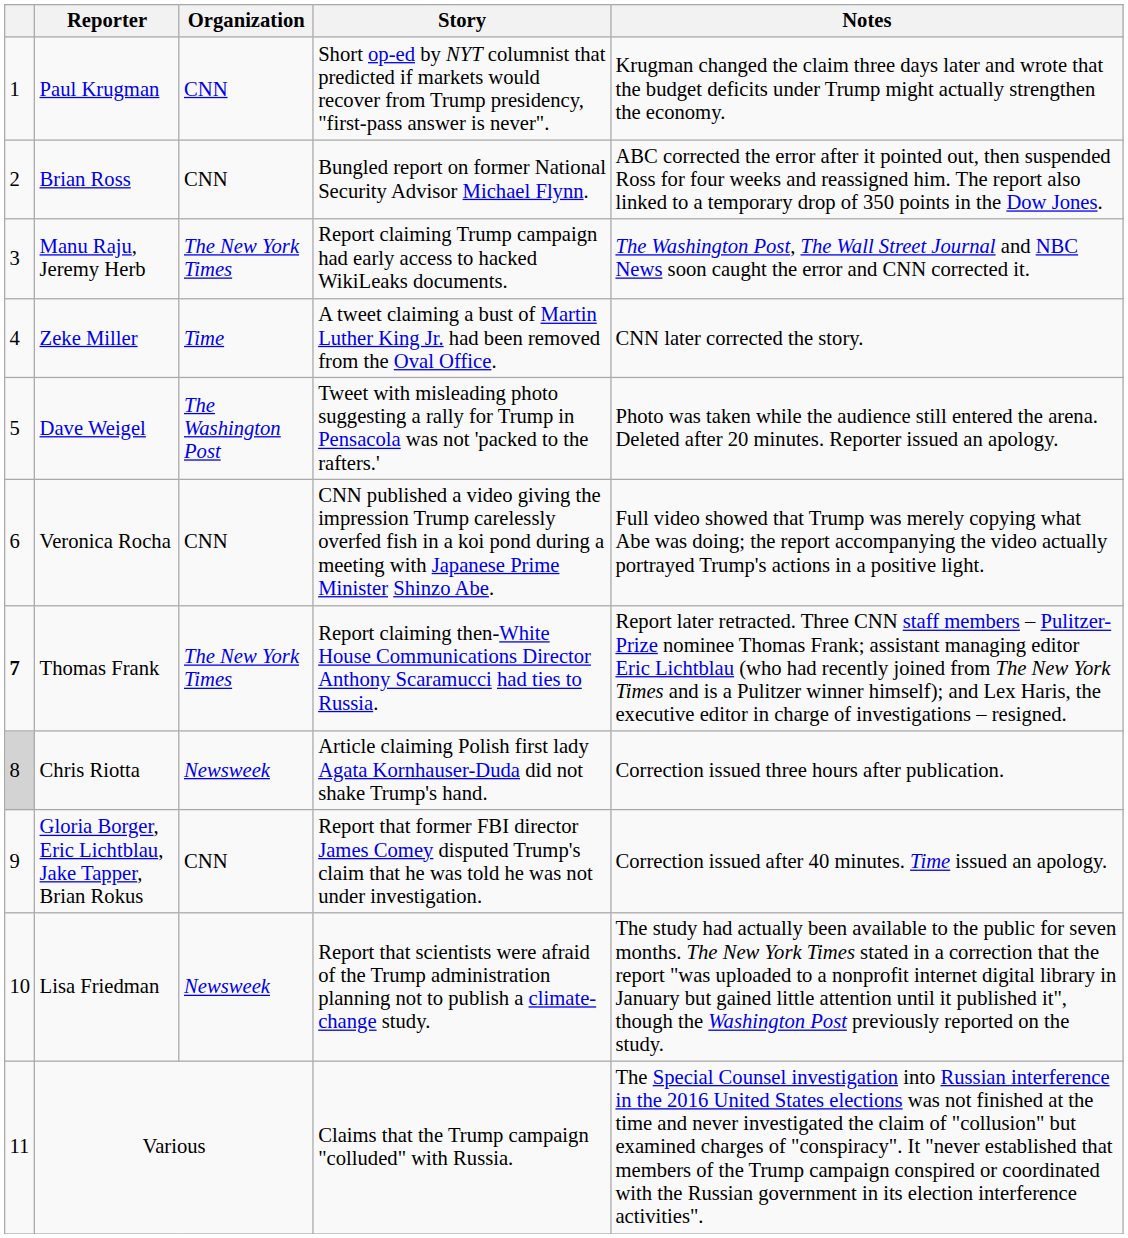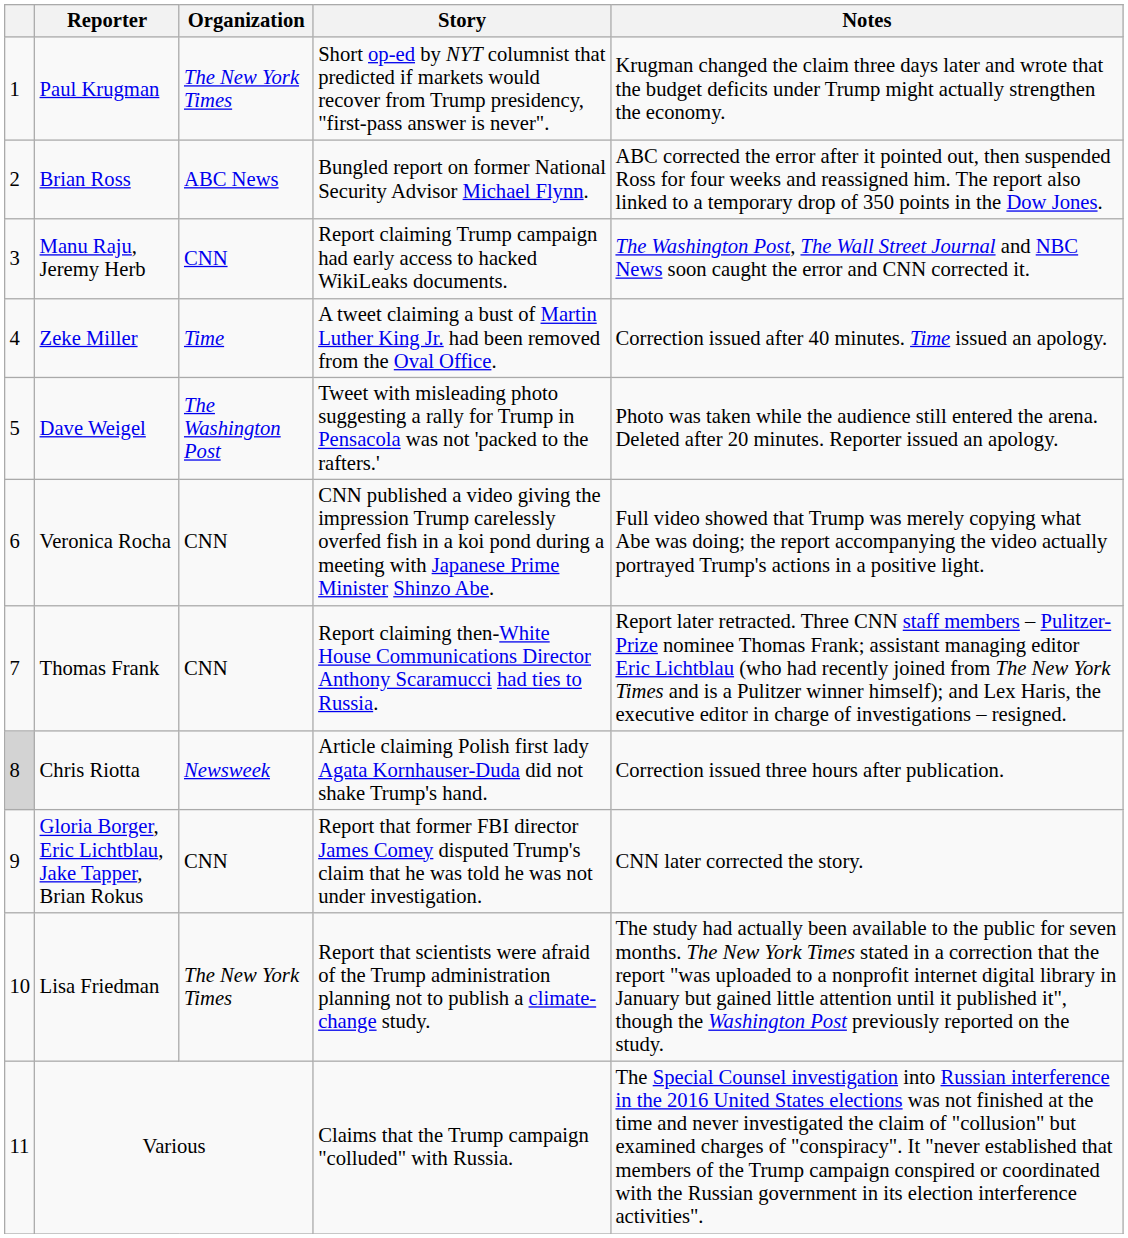(206, 88) CNN -> (242, 88) The New York Times
(206, 179) CNN -> (231, 179) ABC News
(242, 258) The New York Times -> (206, 258) CNN
(739, 337) CNN later corrected the story. -> (861, 337) Correction issued after 40 minutes. Time issued an apology.
(15, 667) bold -> (15, 667) normal
(242, 667) The New York Times -> (206, 667) CNN
(861, 861) Correction issued after 40 minutes. Time issued an apology. -> (739, 861) CNN later corrected the story.
(227, 986) Newsweek -> (242, 986) The New York Times
